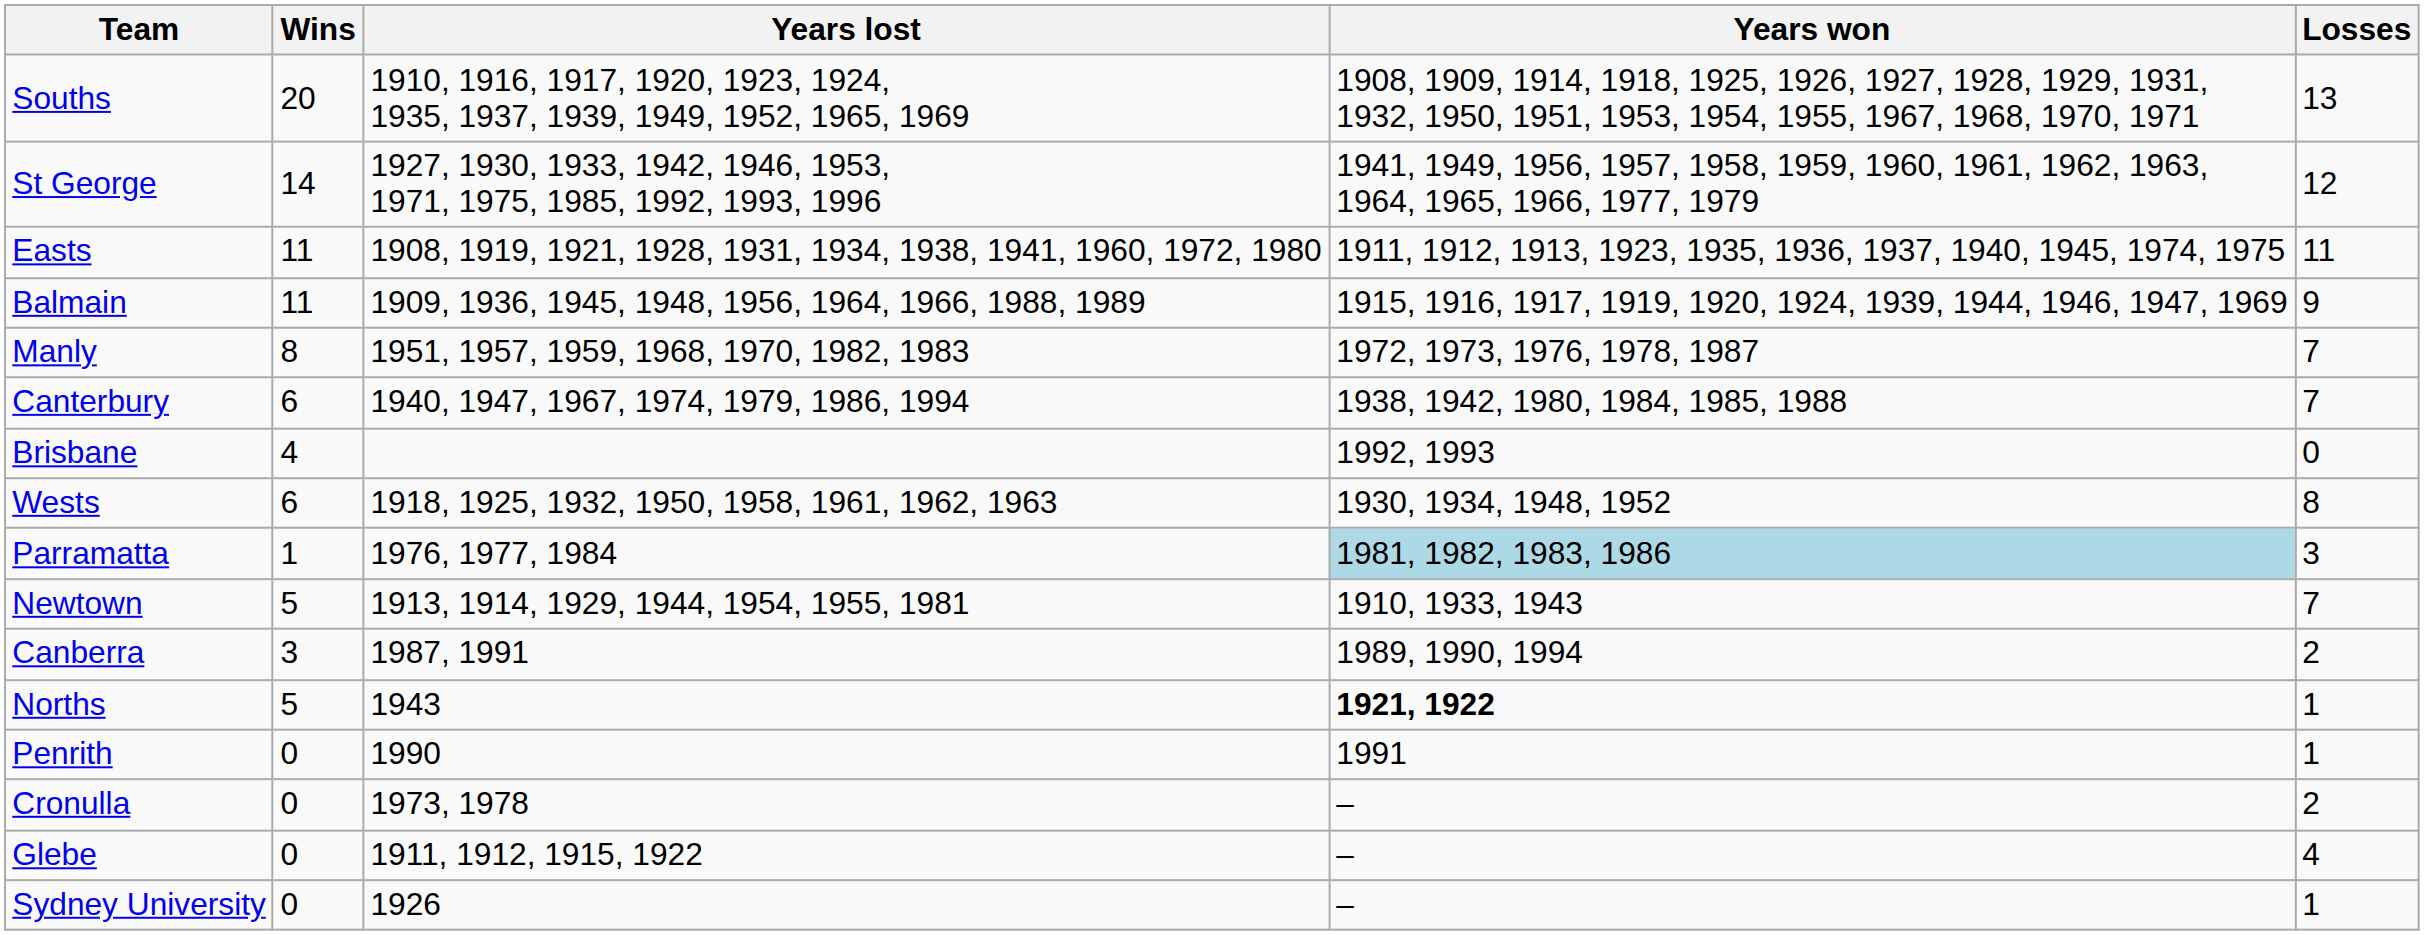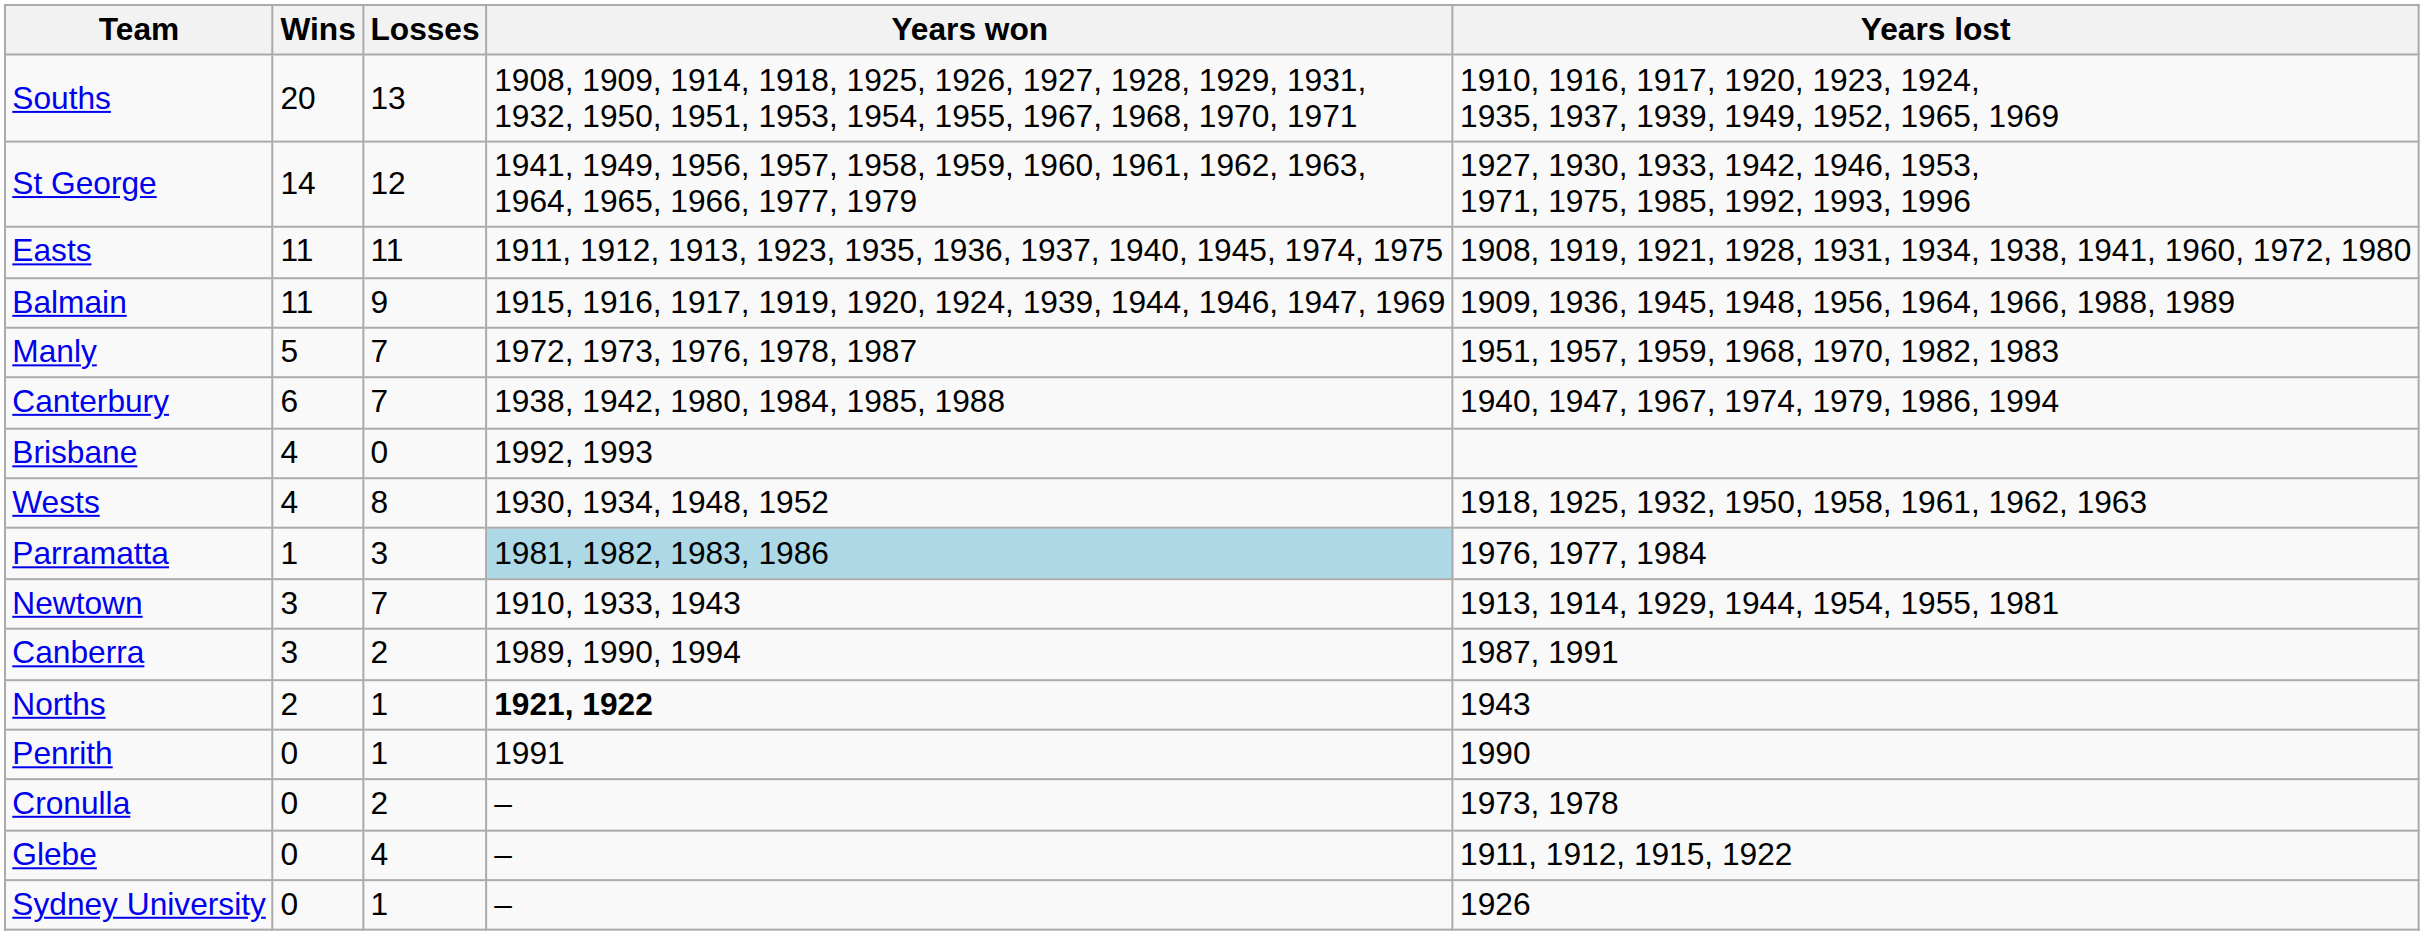columns swapped: (2357, 29) <-> (846, 29)
(289, 352) 8 -> (289, 352) 5
(289, 502) 6 -> (289, 502) 4
(289, 603) 5 -> (289, 603) 3
(289, 703) 5 -> (289, 703) 2
